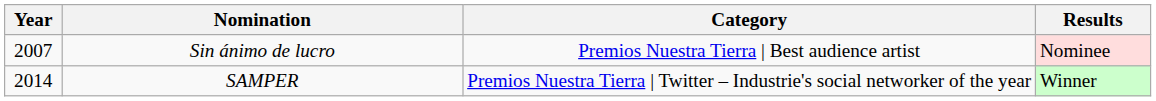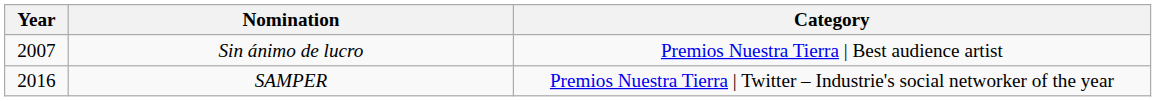- column: (1093, 19)
(33, 80) 2014 -> (36, 80) 2016
